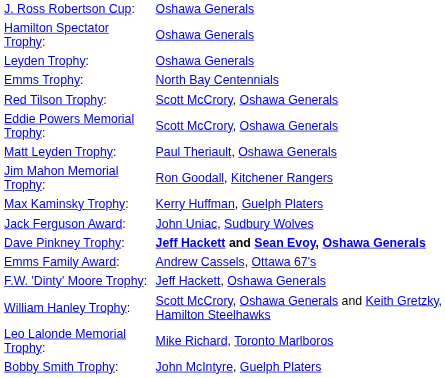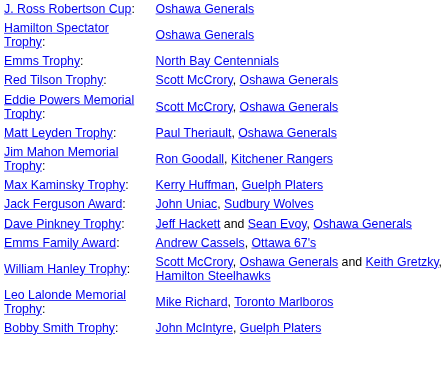- row: (47, 61)
(291, 243) bold -> (284, 223) normal
- row: (76, 281)
